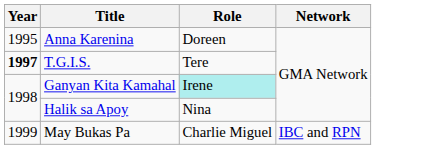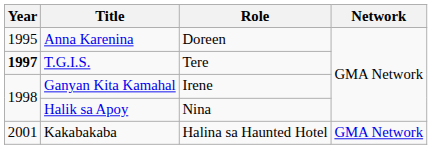(198, 86) paleturquoise background -> (198, 86) no background
- row: (87, 132)
+ row: (80, 132)
